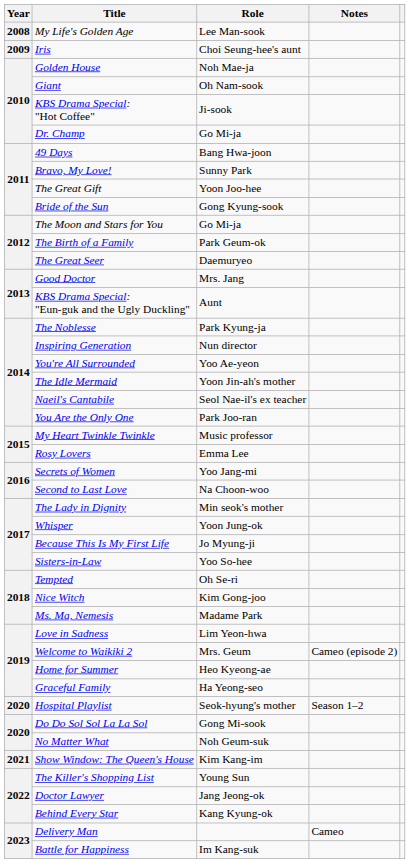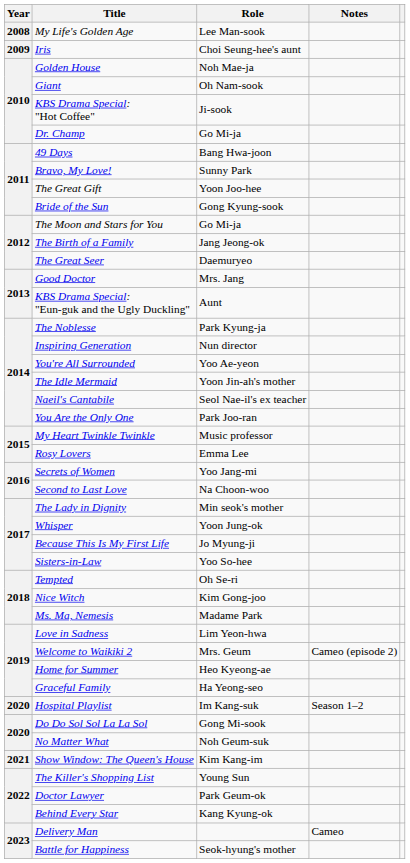(232, 242) Park Geum-ok -> (232, 242) Jang Jeong-ok
(247, 705) Seok-hyung's mother -> (229, 705) Im Kang-suk
(232, 795) Jang Jeong-ok -> (232, 795) Park Geum-ok
(229, 849) Im Kang-suk -> (247, 849) Seok-hyung's mother
